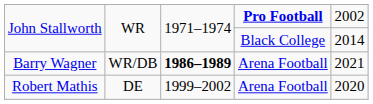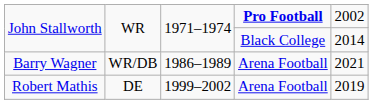(198, 63) bold -> (198, 63) normal
(349, 87) 2020 -> (349, 87) 2019
